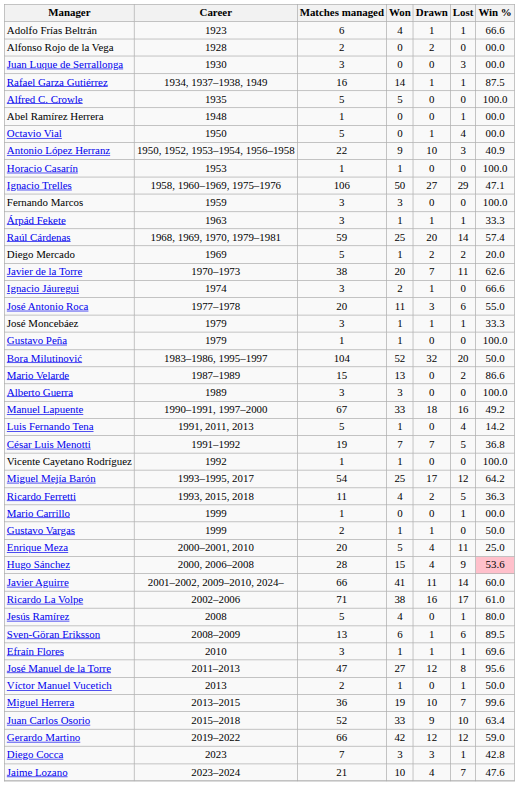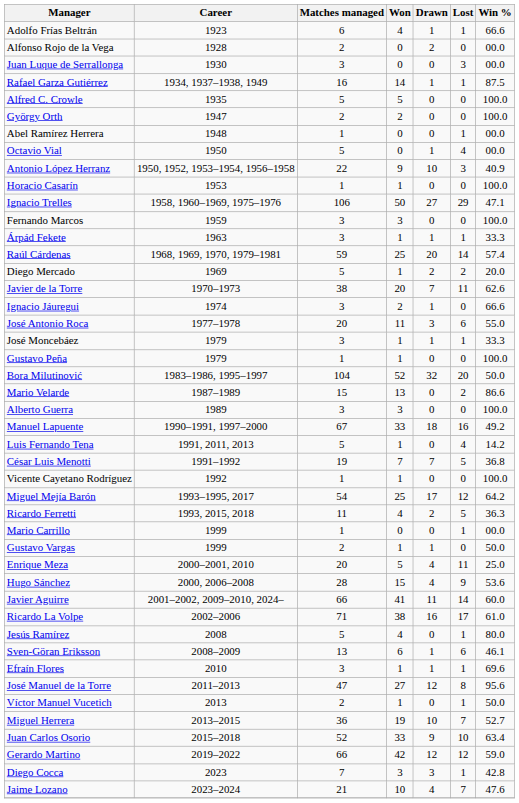+ row: (35, 116)
(495, 565) pink background -> (495, 582) no background
(495, 634) 89.5 -> (495, 651) 46.1
(495, 703) 99.6 -> (495, 720) 52.7
